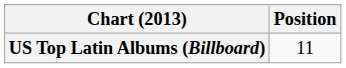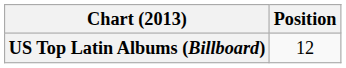(305, 47) 11 -> (305, 47) 12
